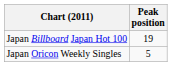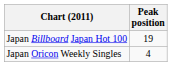(148, 54) 5 -> (148, 54) 4
